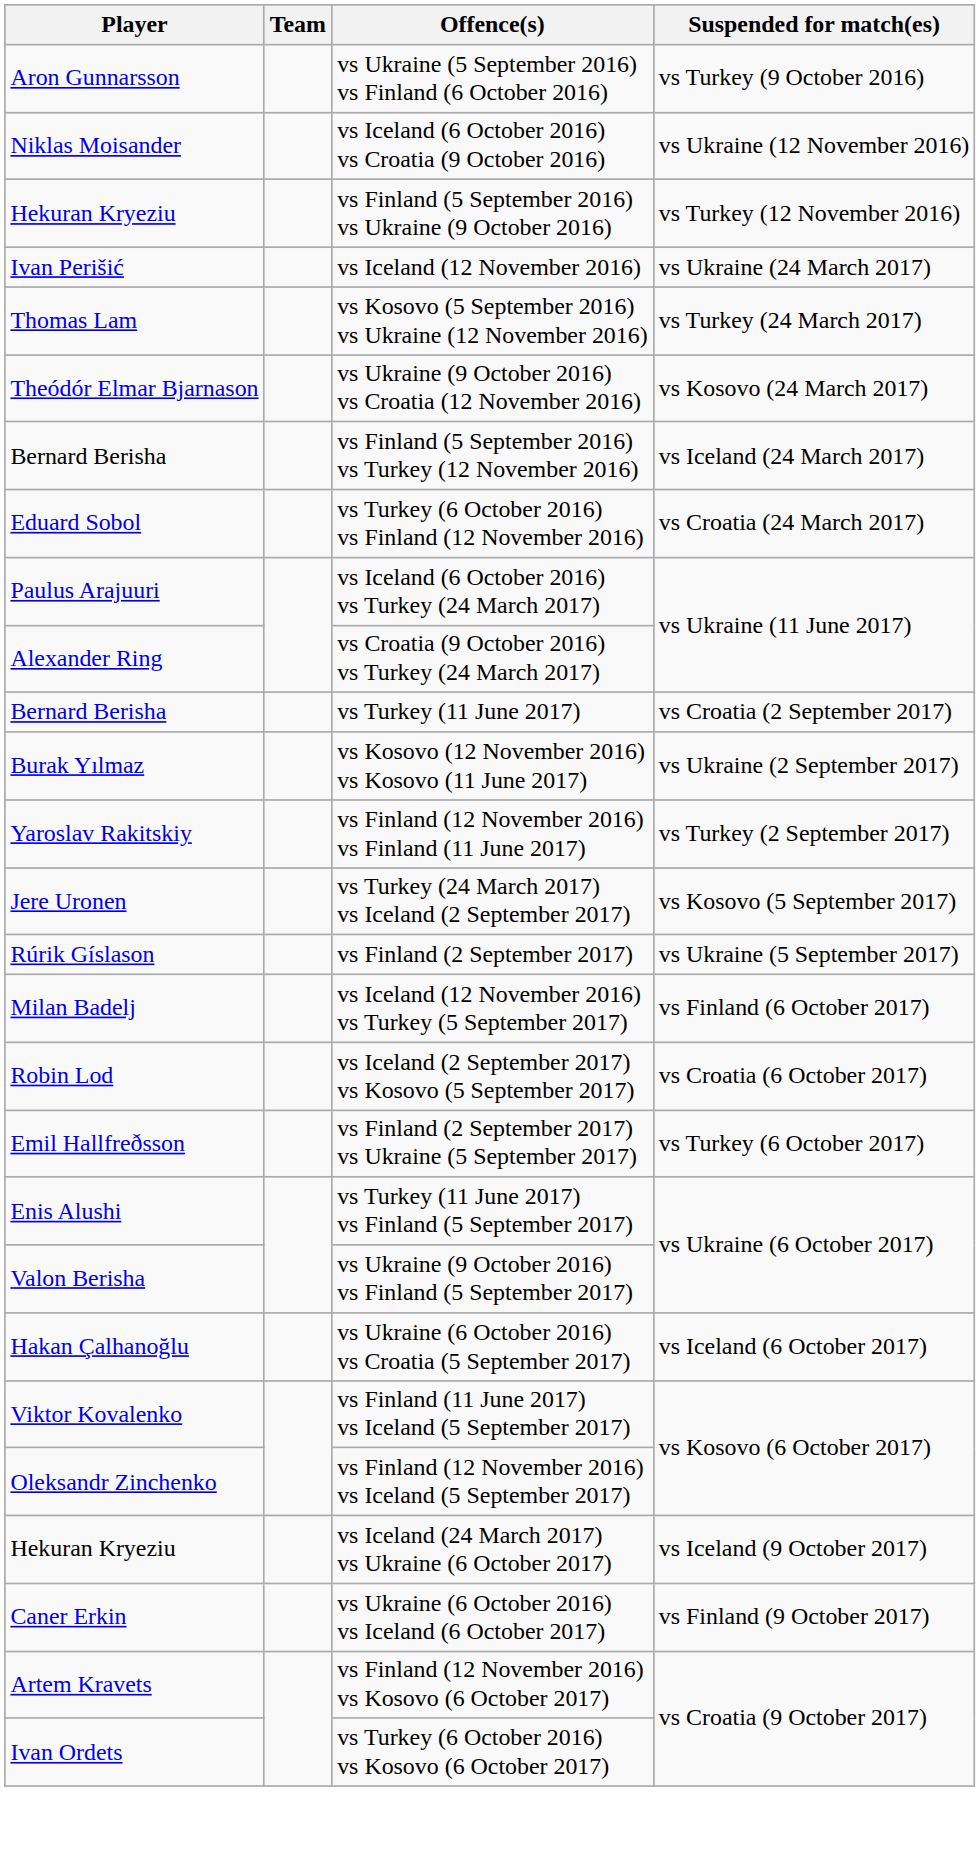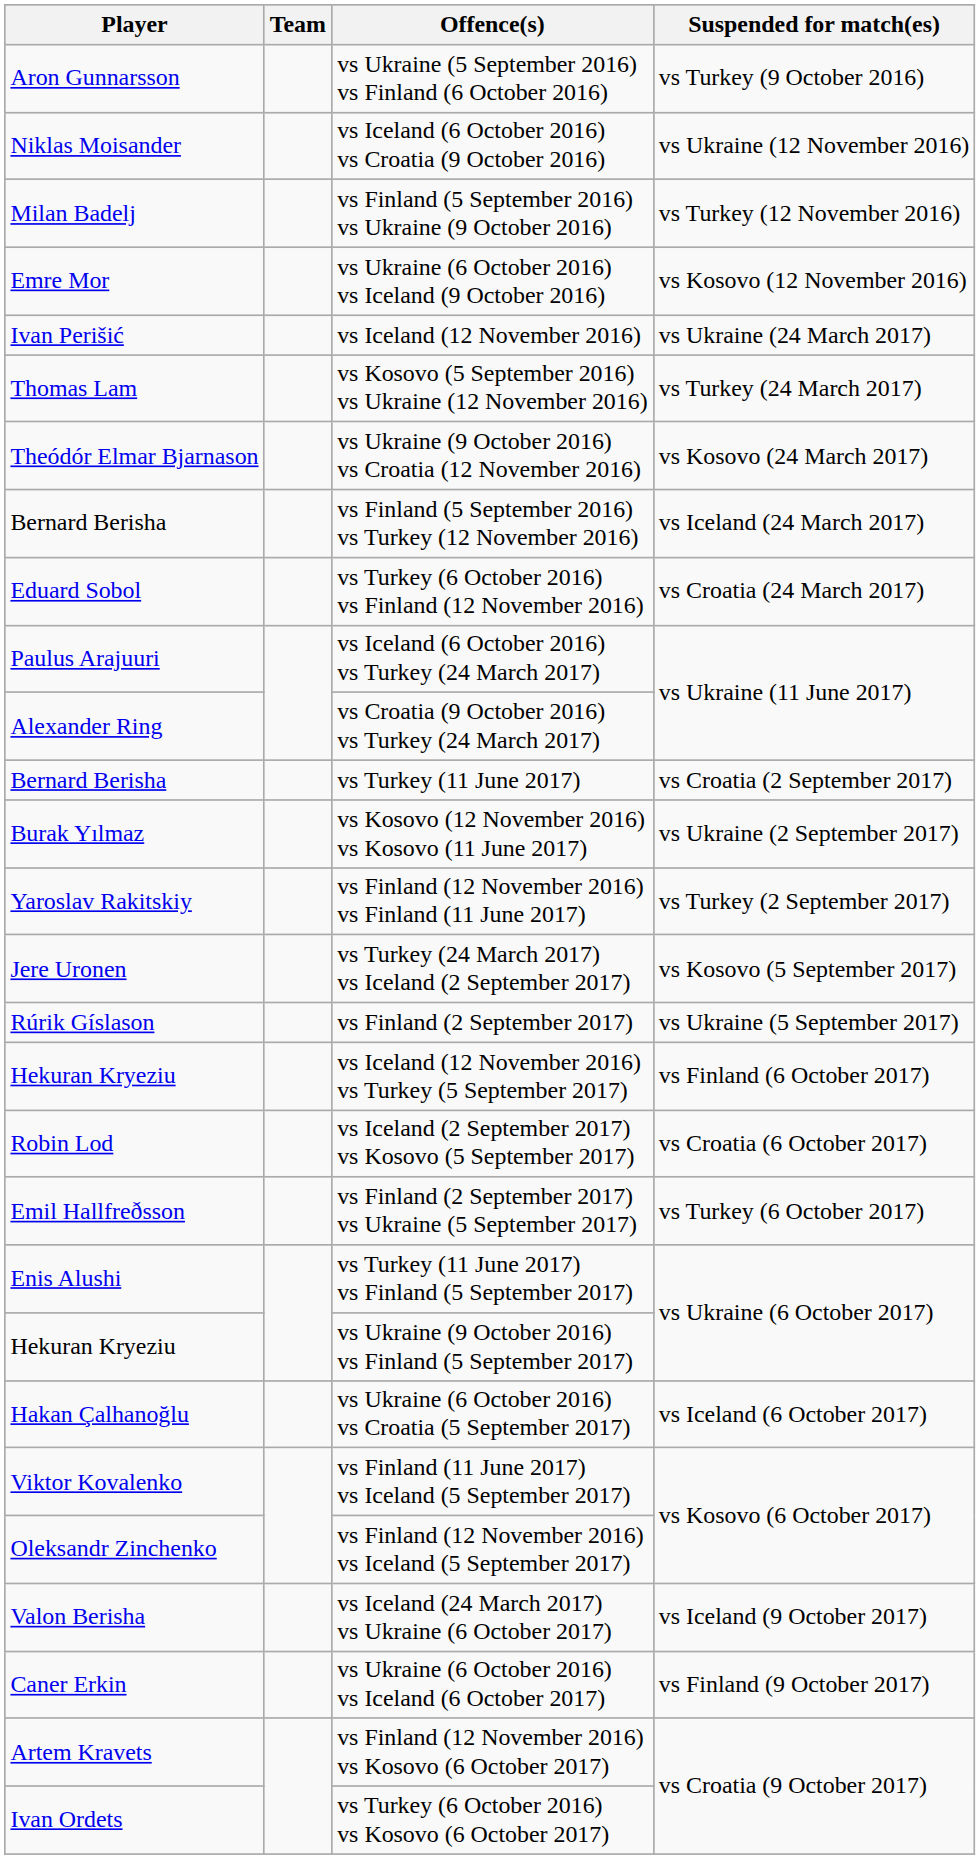(93, 213) Hekuran Kryeziu -> (73, 213) Milan Badelj
+ row: (474, 281)
(73, 1008) Milan Badelj -> (93, 1075) Hekuran Kryeziu
(78, 1278) Valon Berisha -> (93, 1346) Hekuran Kryeziu
(93, 1549) Hekuran Kryeziu -> (78, 1616) Valon Berisha
